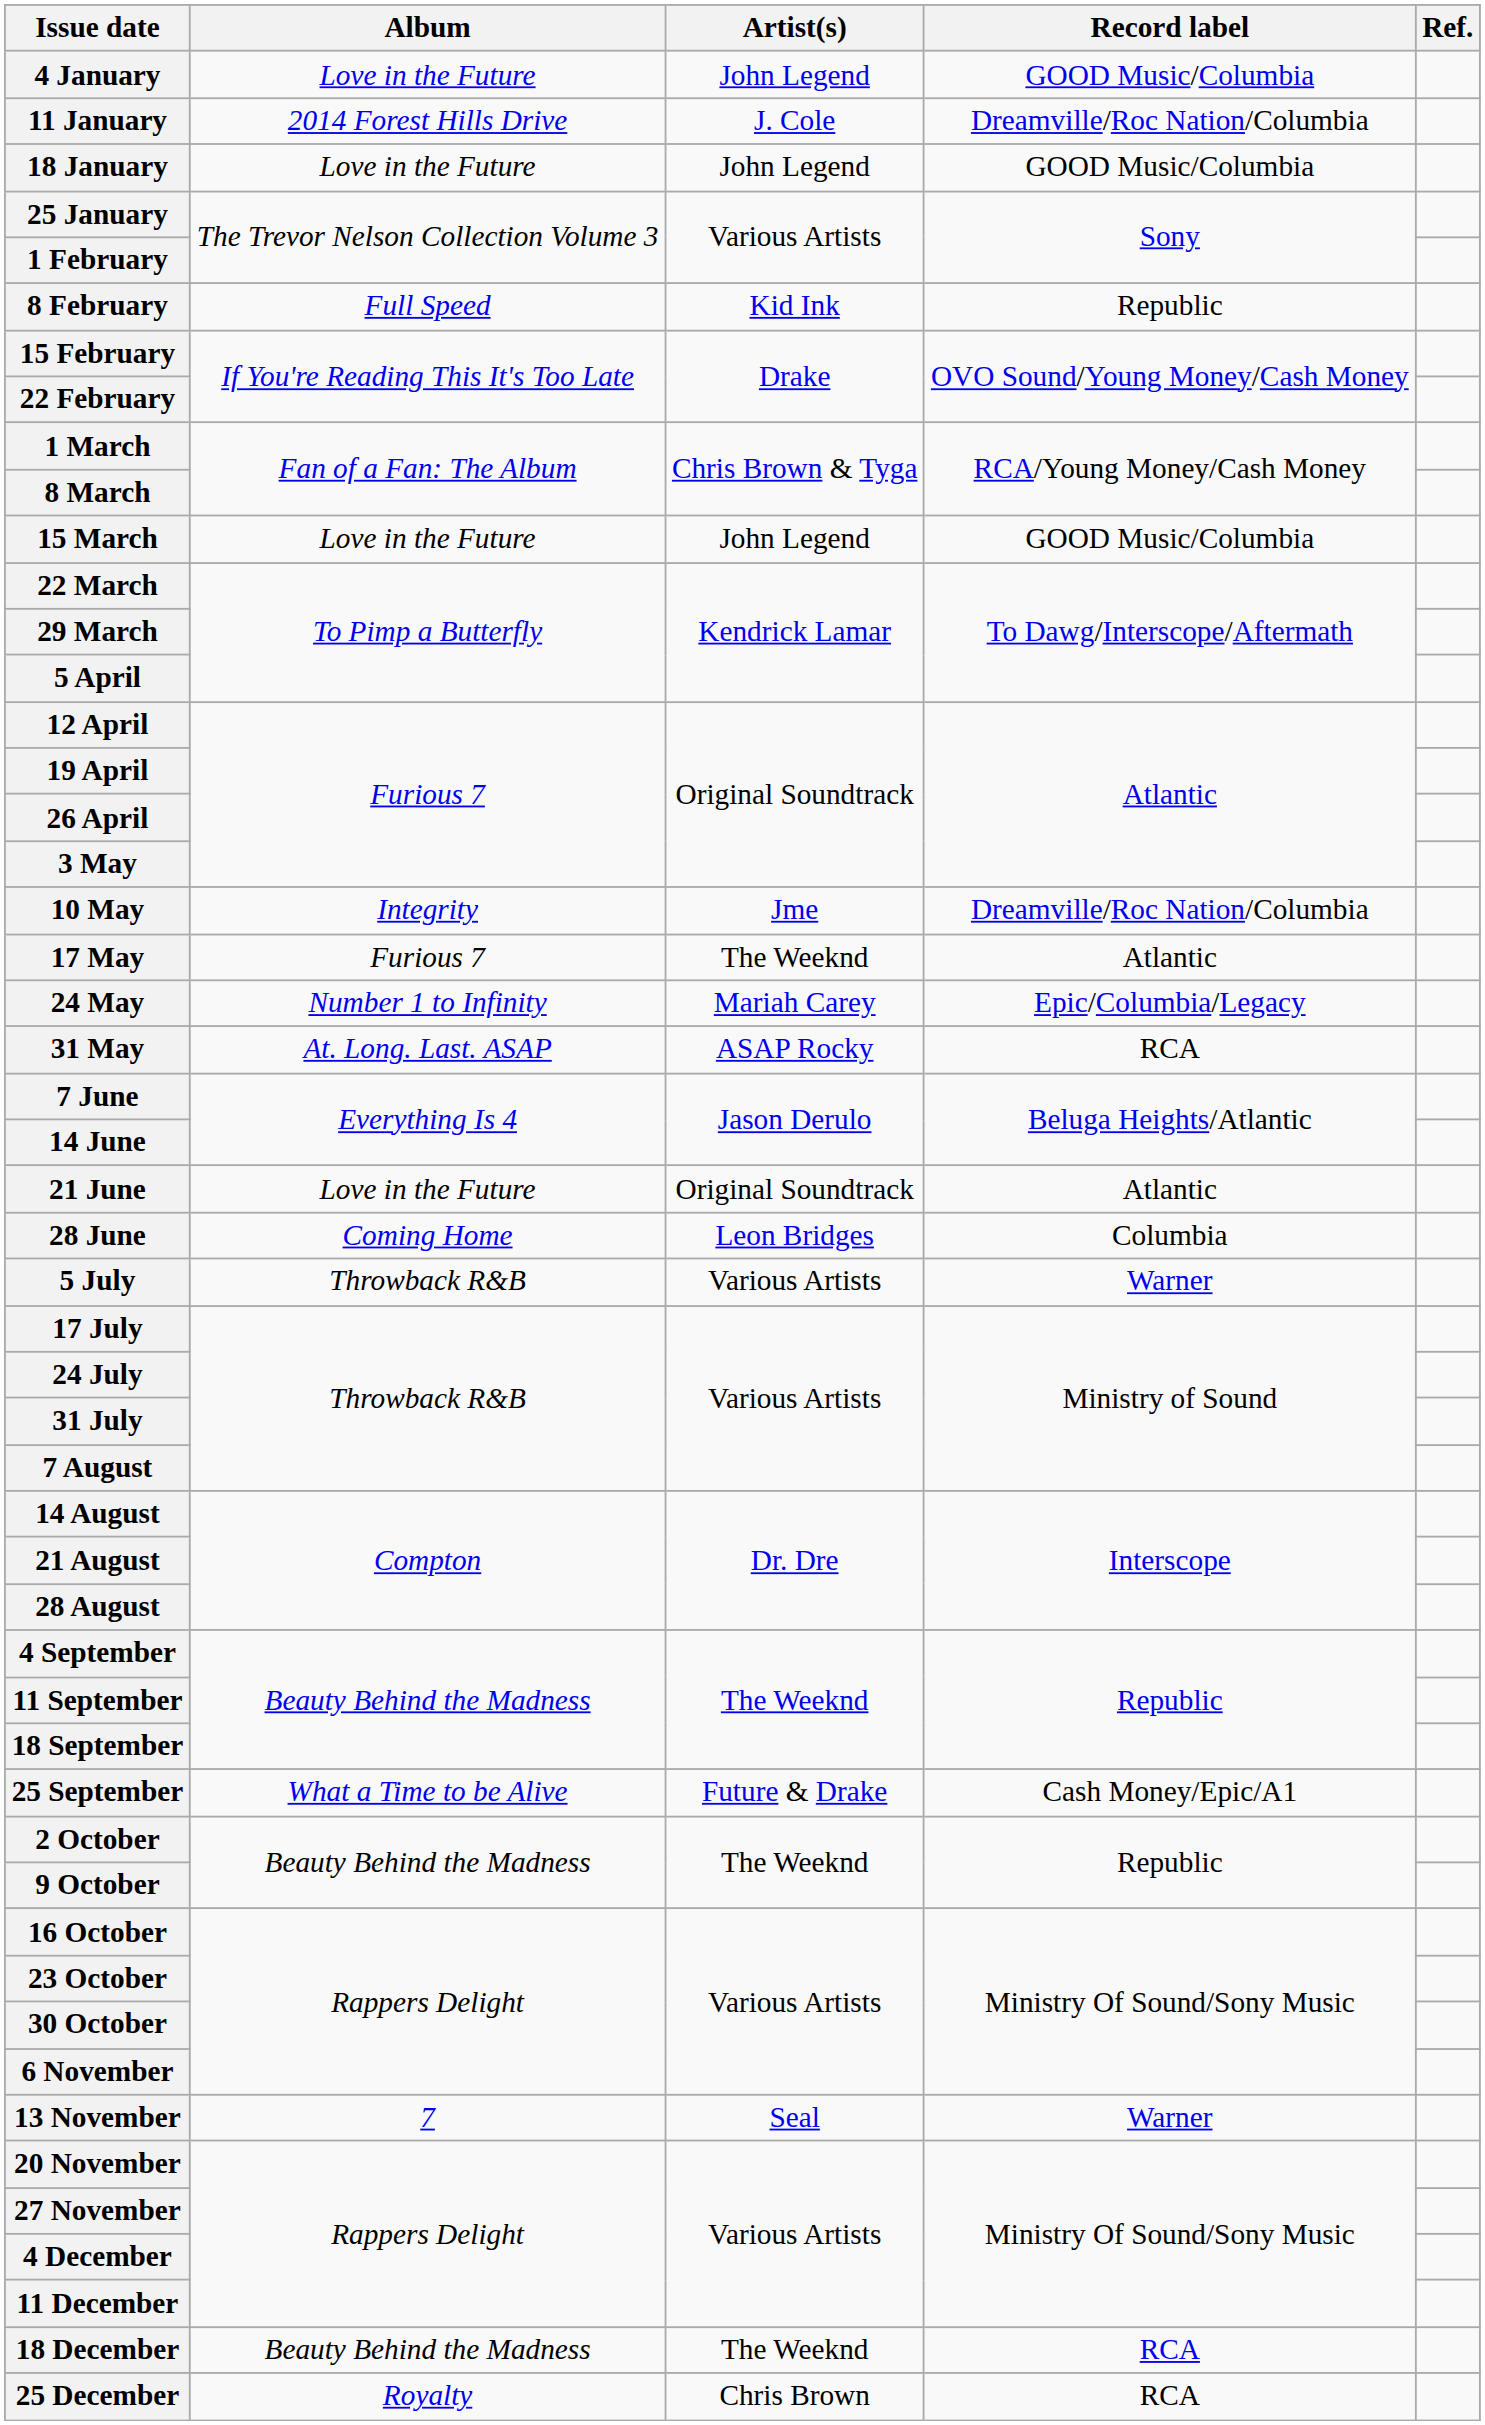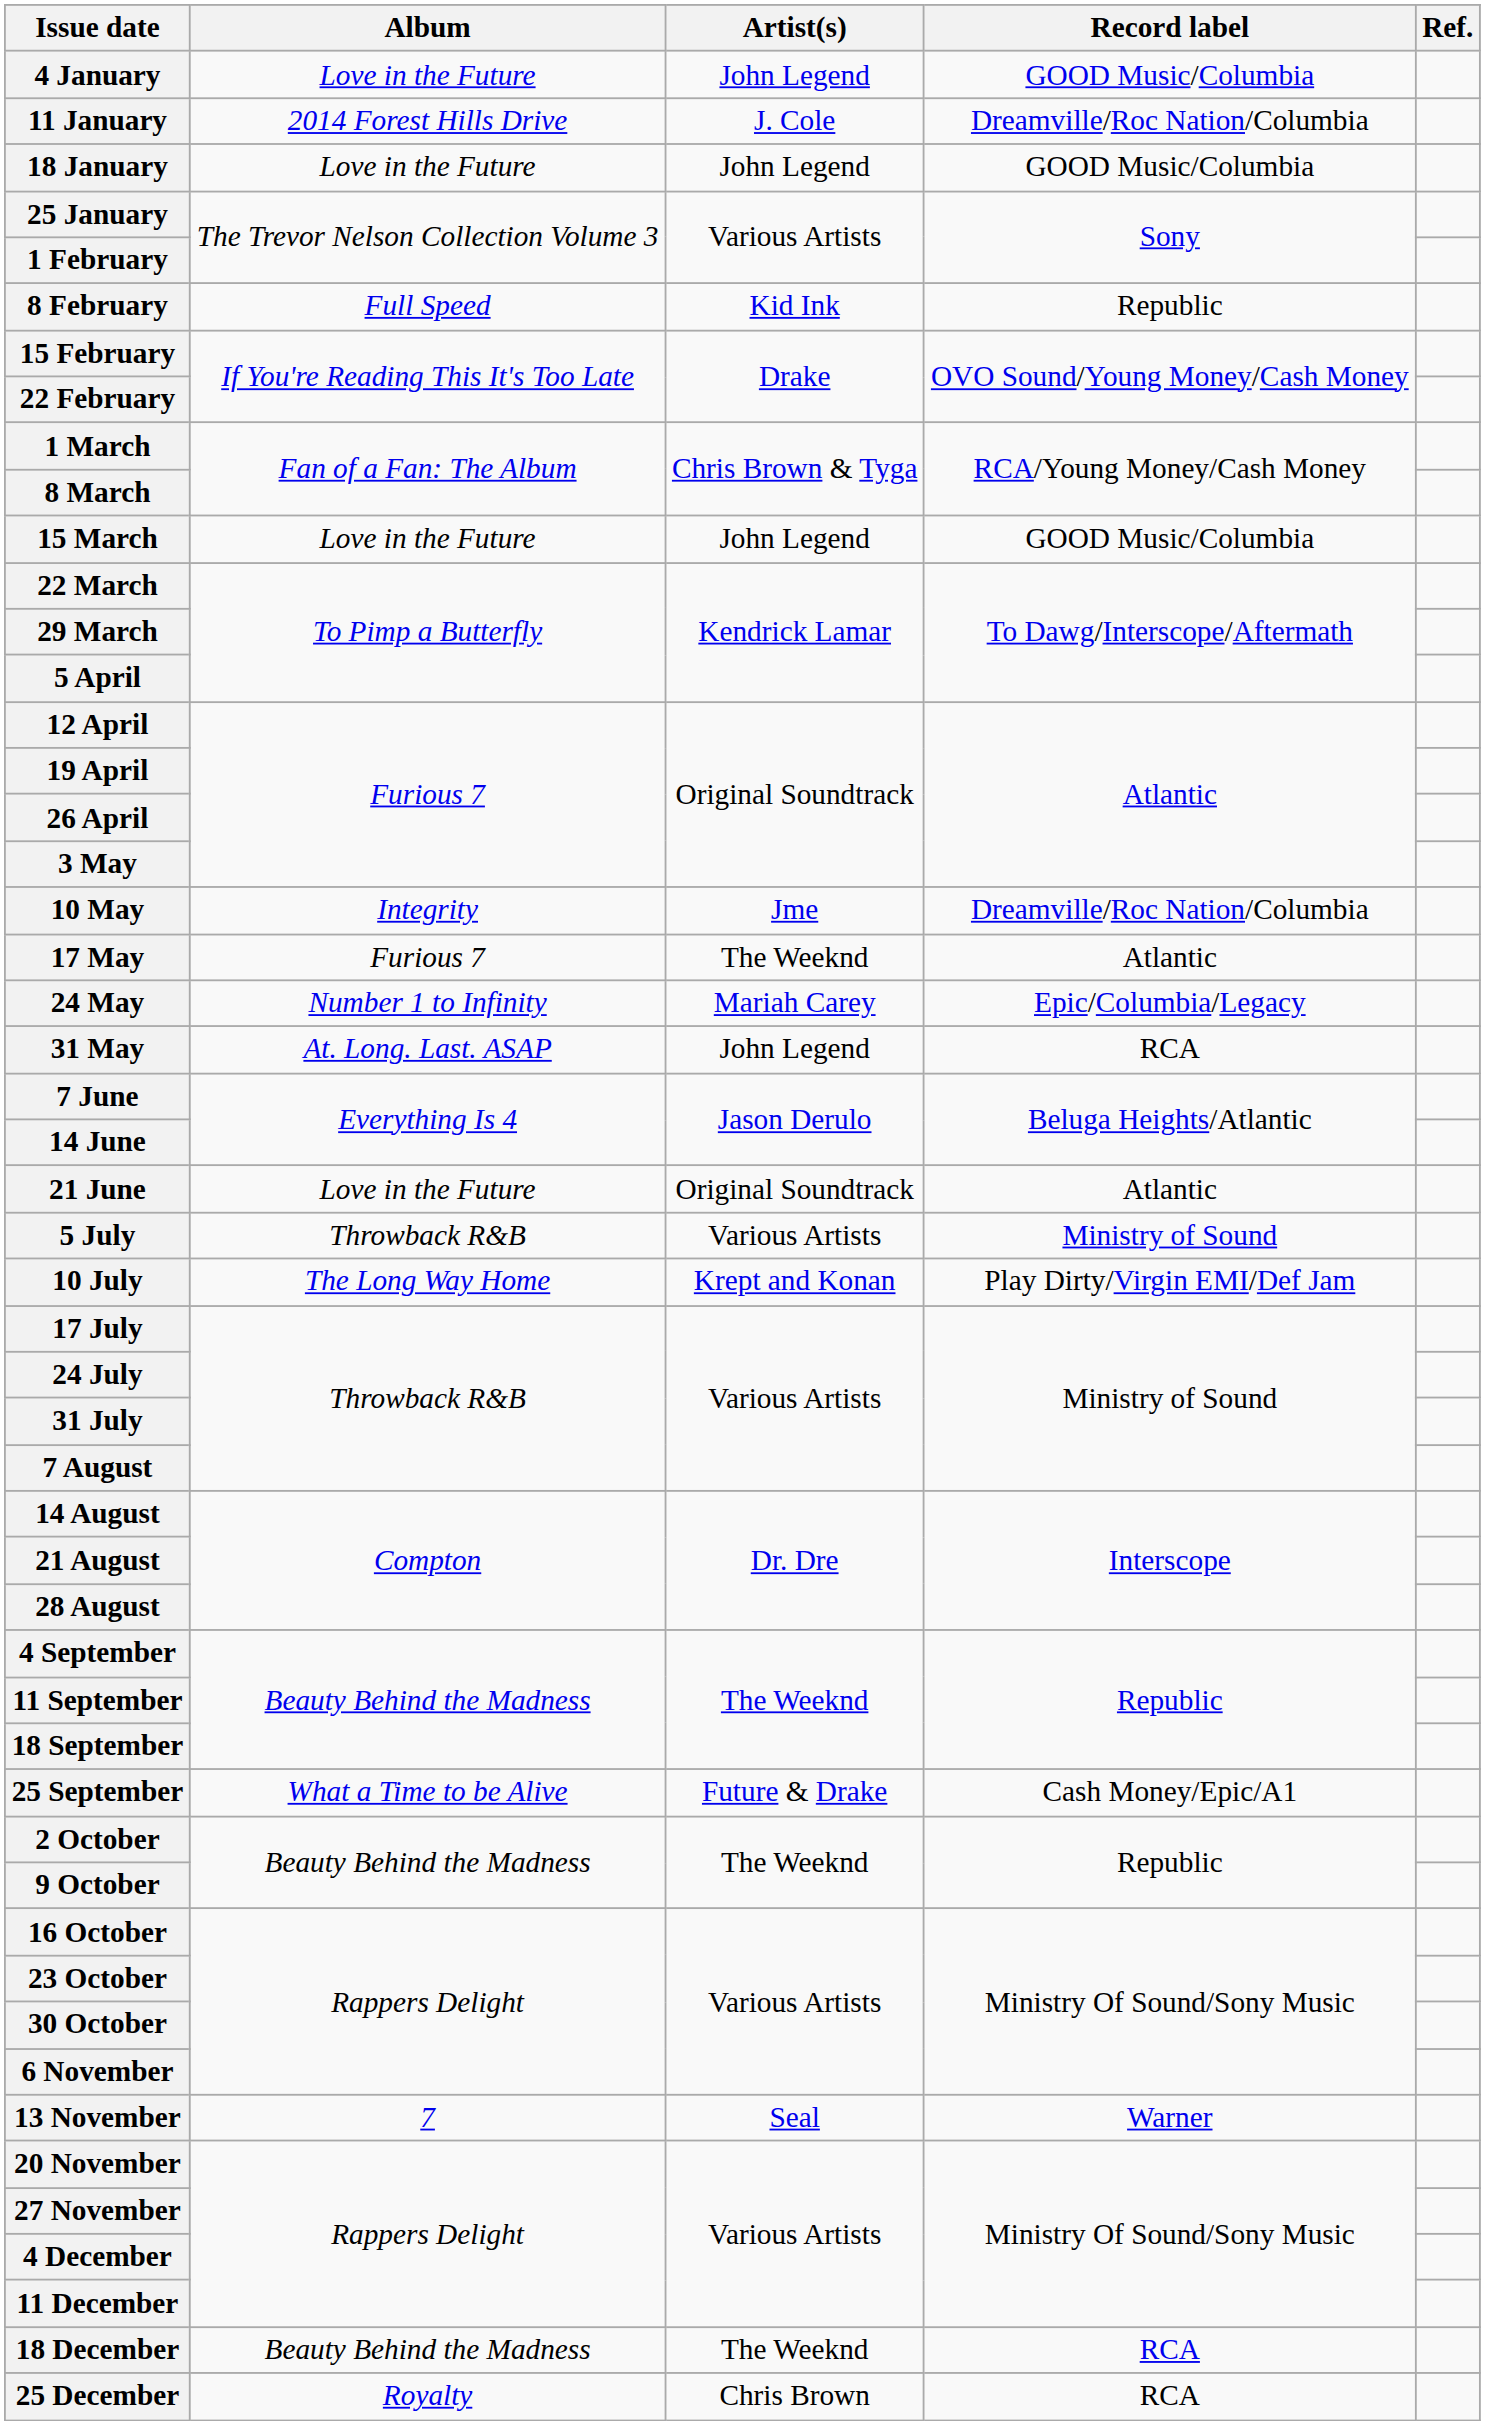(795, 1049) ASAP Rocky -> (795, 1049) John Legend
- row: (97, 1235)
(1170, 1281) Warner -> (1170, 1235) Ministry of Sound
+ row: (97, 1281)
